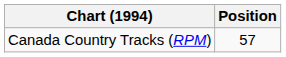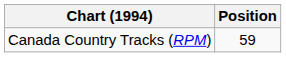(248, 39) 57 -> (248, 39) 59
